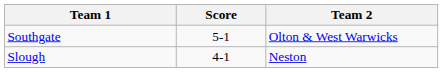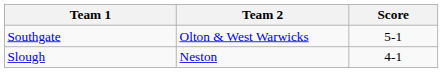columns swapped: (352, 15) <-> (221, 15)
